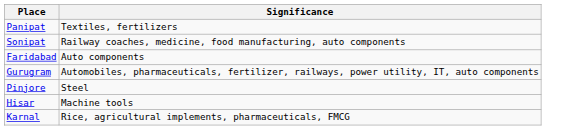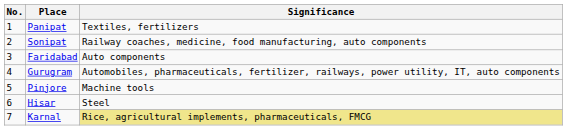+ column: (15, 12)
(75, 87) Steel -> (118, 87) Machine tools
(97, 102) Machine tools -> (96, 102) Steel
(205, 117) no background -> (227, 117) khaki background
